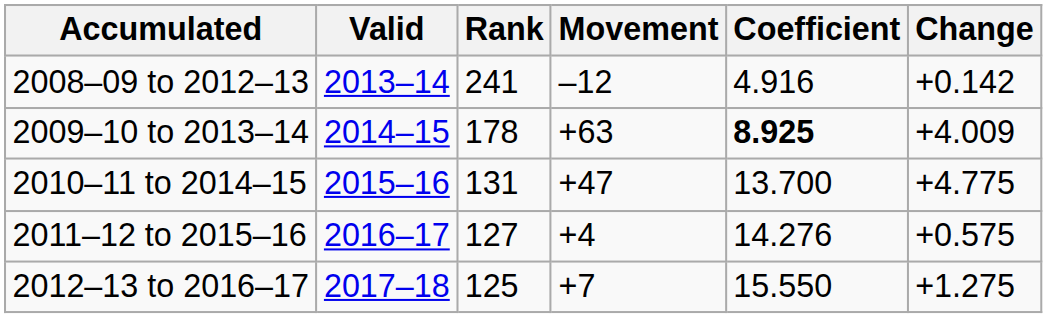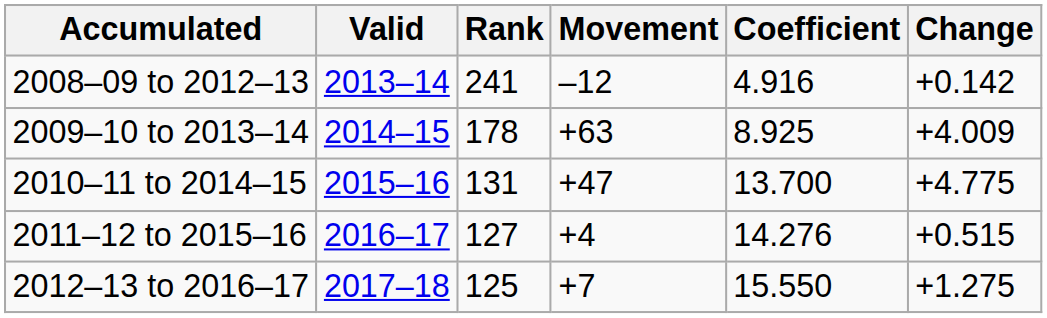(774, 132) bold -> (774, 132) normal
(965, 235) +0.575 -> (965, 235) +0.515
